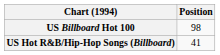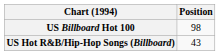(196, 43) 41 -> (196, 43) 43
